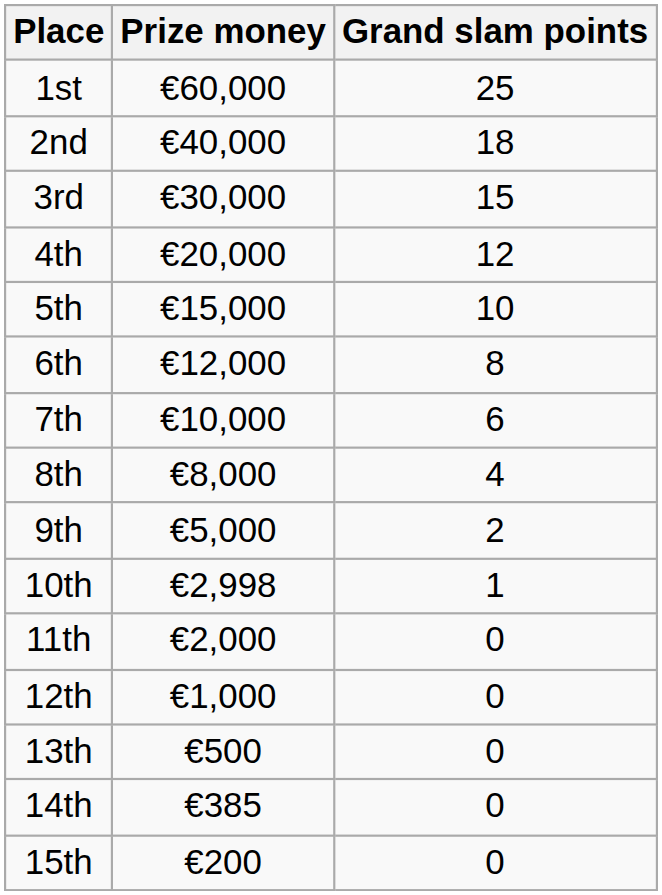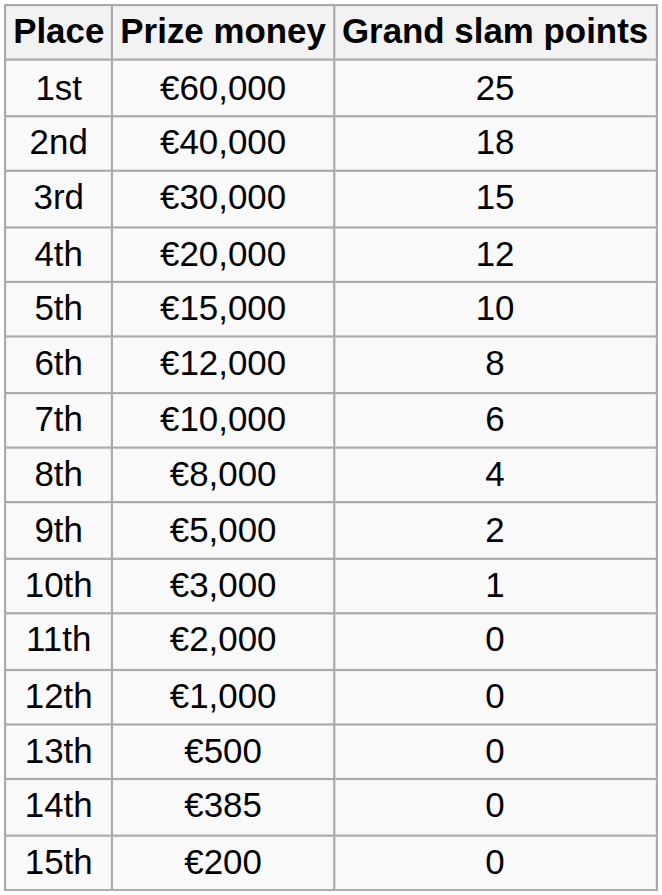(223, 585) €2,998 -> (223, 585) €3,000
